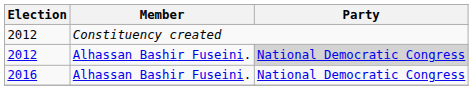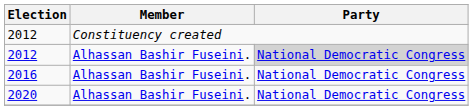+ row: (22, 95)
